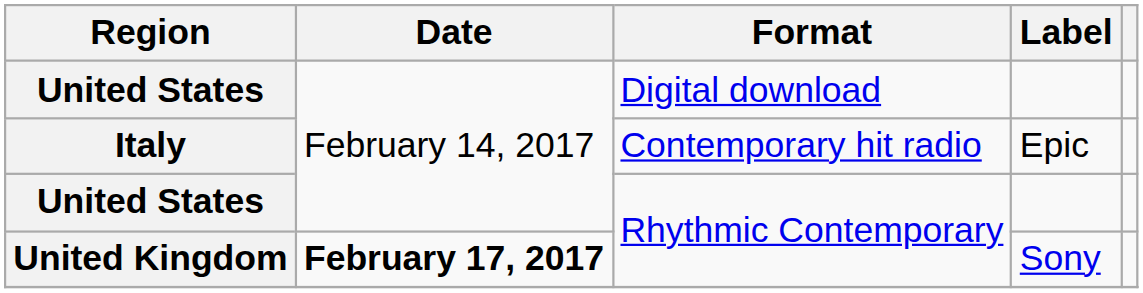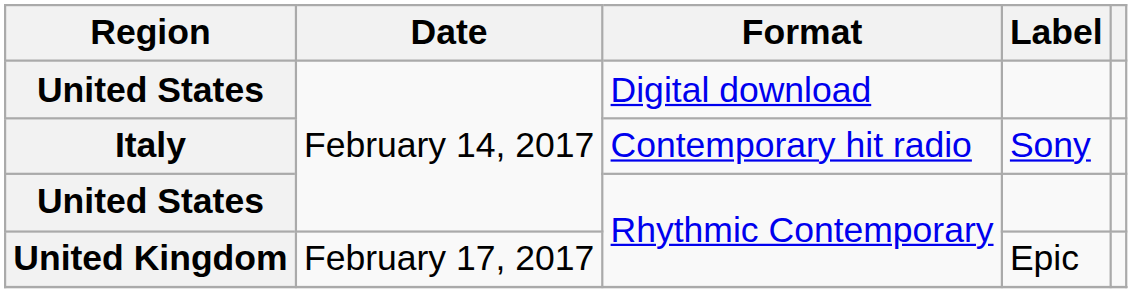(1054, 145) Epic -> (1050, 145) Sony
(454, 257) bold -> (449, 257) normal
(1060, 257) Sony -> (1044, 257) Epic
